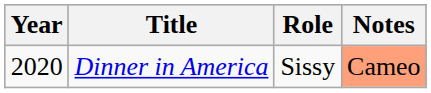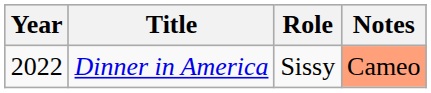(37, 66) 2020 -> (37, 66) 2022
